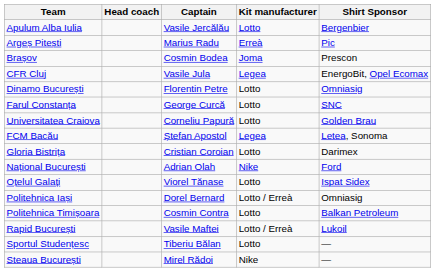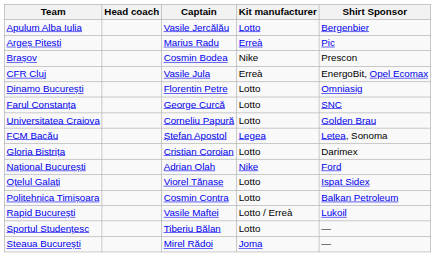(251, 58) Joma -> (248, 58) Nike
(252, 74) Legea -> (251, 74) Erreà
- row: (39, 197)
(248, 259) Nike -> (251, 244) Joma
